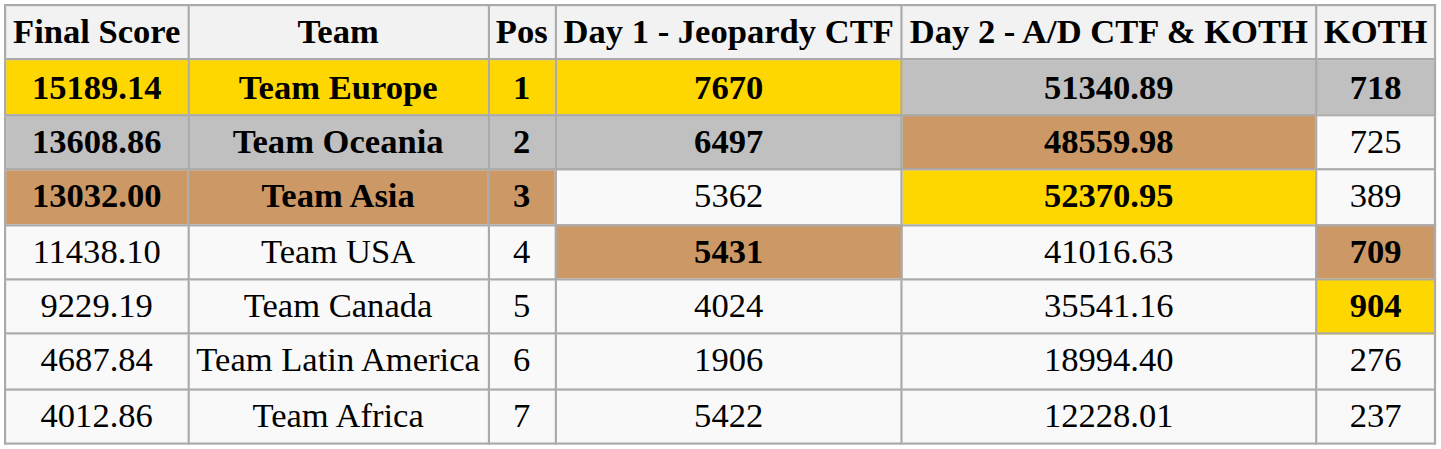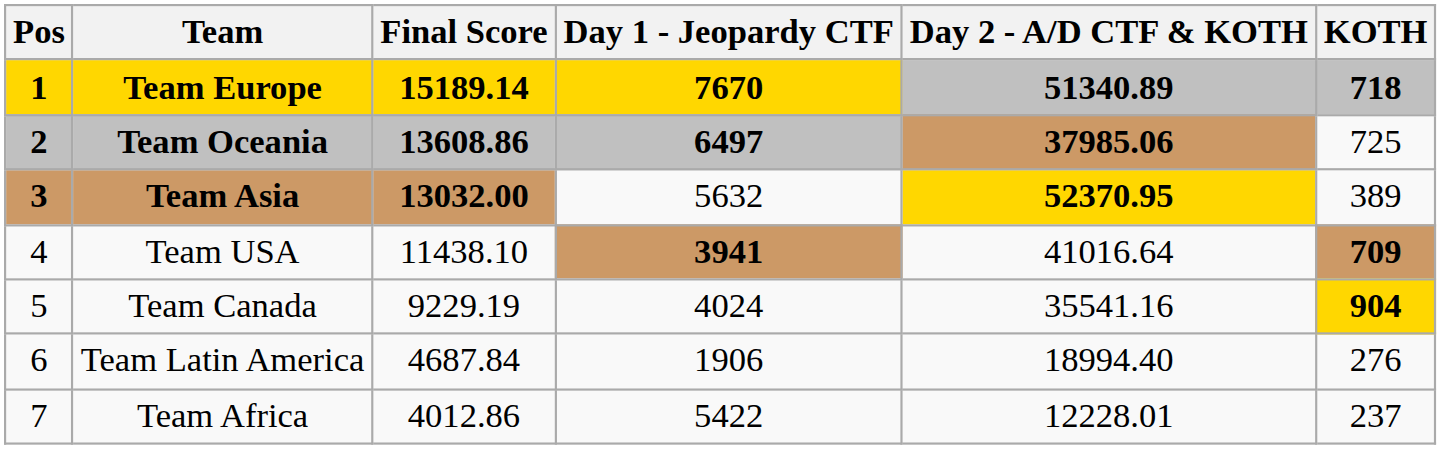columns swapped: (522, 86) <-> (97, 86)
(1109, 141) 48559.98 -> (1109, 141) 37985.06
(729, 196) 5362 -> (729, 196) 5632
(729, 251) 5431 -> (729, 251) 3941
(1109, 251) 41016.63 -> (1109, 251) 41016.64
